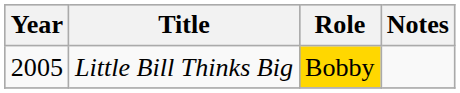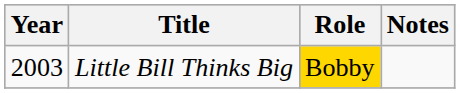(37, 66) 2005 -> (37, 66) 2003
